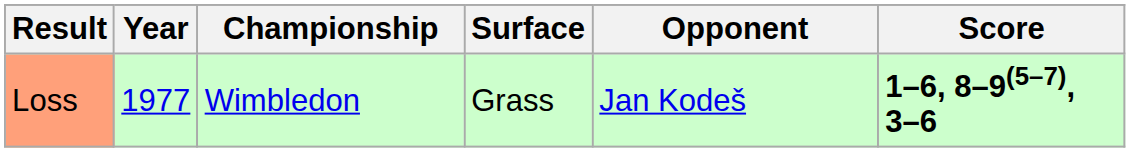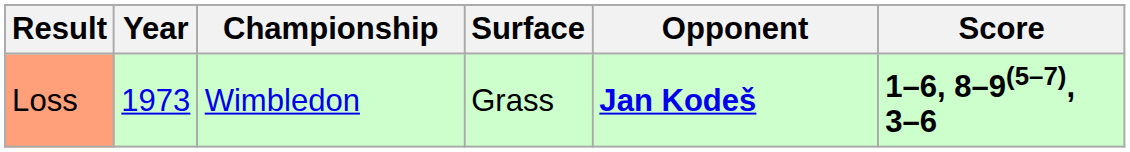(156, 99) 1977 -> (156, 99) 1973
(673, 99) normal -> (678, 99) bold
